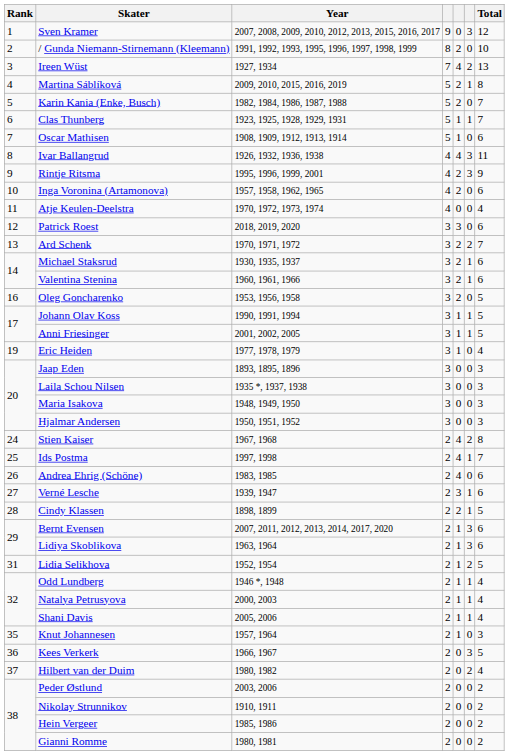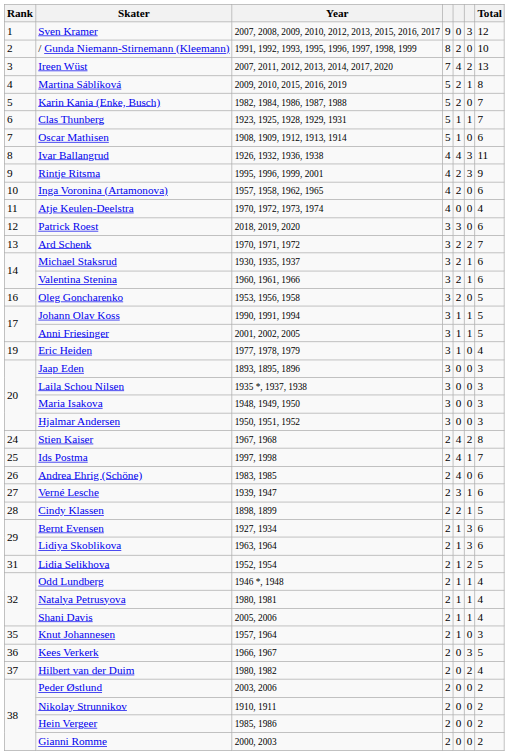(256, 67) 1927, 1934 -> (314, 67) 2007, 2011, 2012, 2013, 2014, 2017, 2020
(314, 529) 2007, 2011, 2012, 2013, 2014, 2017, 2020 -> (256, 529) 1927, 1934
(256, 600) 2000, 2003 -> (256, 600) 1980, 1981
(256, 742) 1980, 1981 -> (256, 742) 2000, 2003
